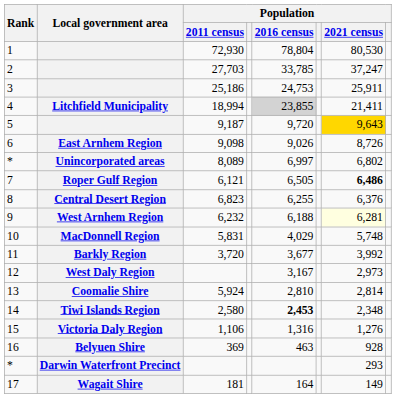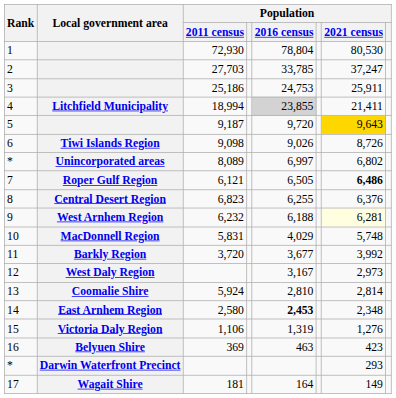(110, 143) East Arnhem Region -> (110, 143) Tiwi Islands Region
(110, 310) Tiwi Islands Region -> (110, 310) East Arnhem Region
(300, 328) 1,316 -> (300, 328) 1,319
(374, 347) 928 -> (374, 347) 423
